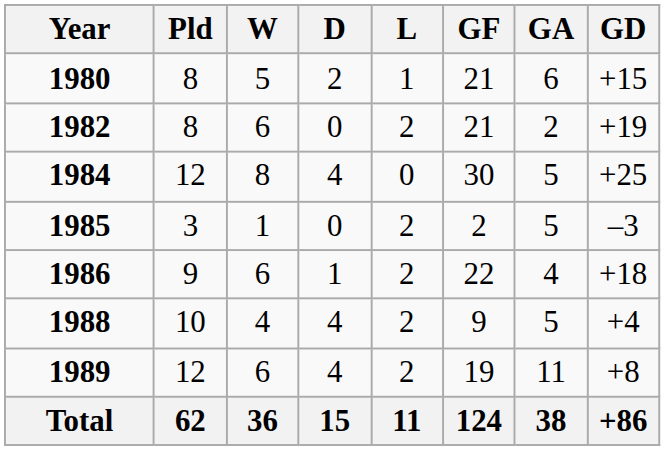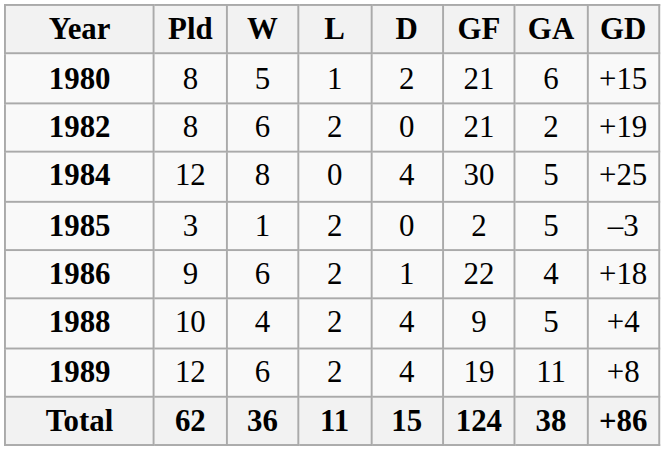columns swapped: (335, 28) <-> (407, 28)
